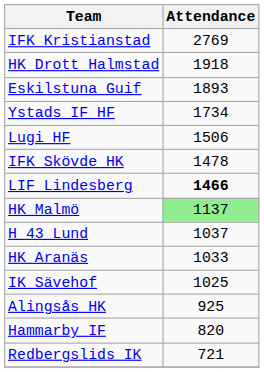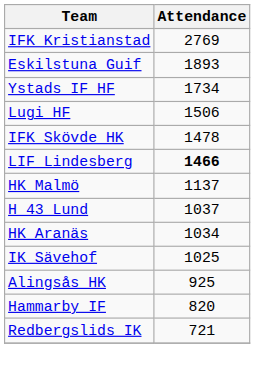- row: (84, 65)
(211, 210) lightgreen background -> (202, 186) no background
(211, 258) 1033 -> (202, 234) 1034
